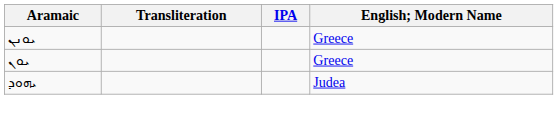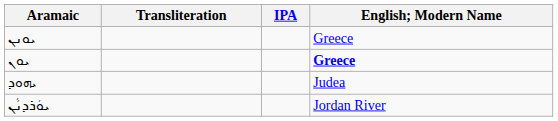(333, 60) normal -> (334, 60) bold
+ row: (28, 104)
